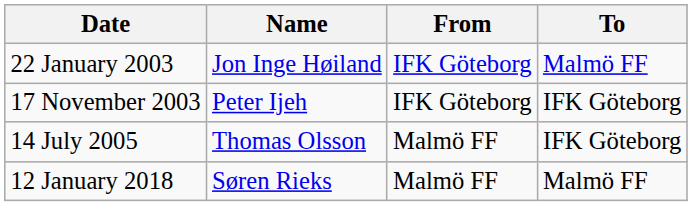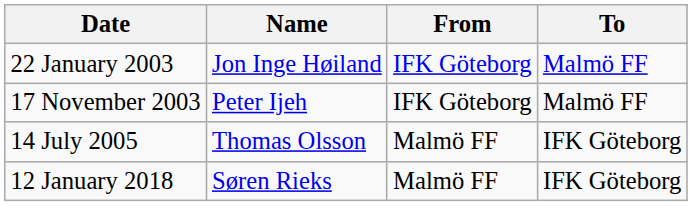(612, 102) IFK Göteborg -> (595, 102) Malmö FF
(595, 180) Malmö FF -> (612, 180) IFK Göteborg
